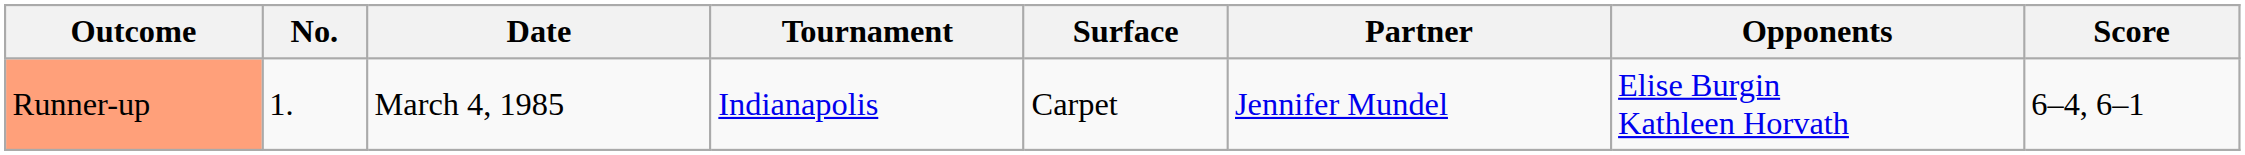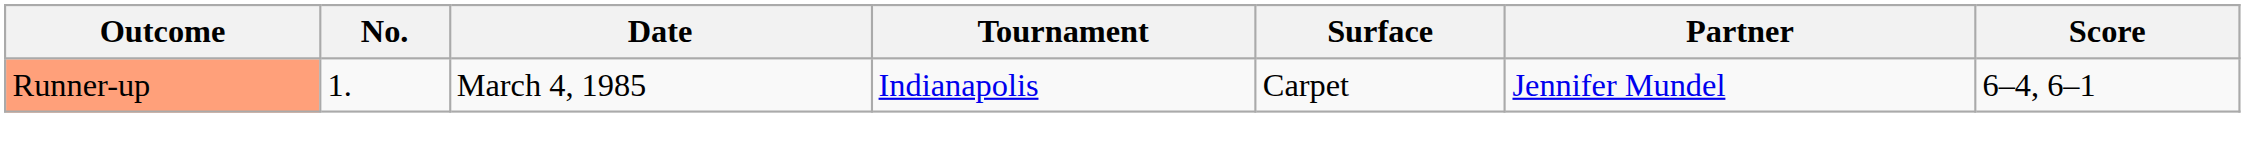- column: (1817, 31)
